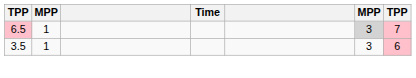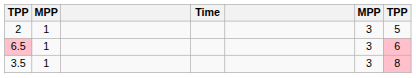+ row: (18, 30)
(369, 30) lightgrey background -> (369, 47) no background
(397, 30) 7 -> (397, 47) 6
(397, 47) 6 -> (397, 64) 8
